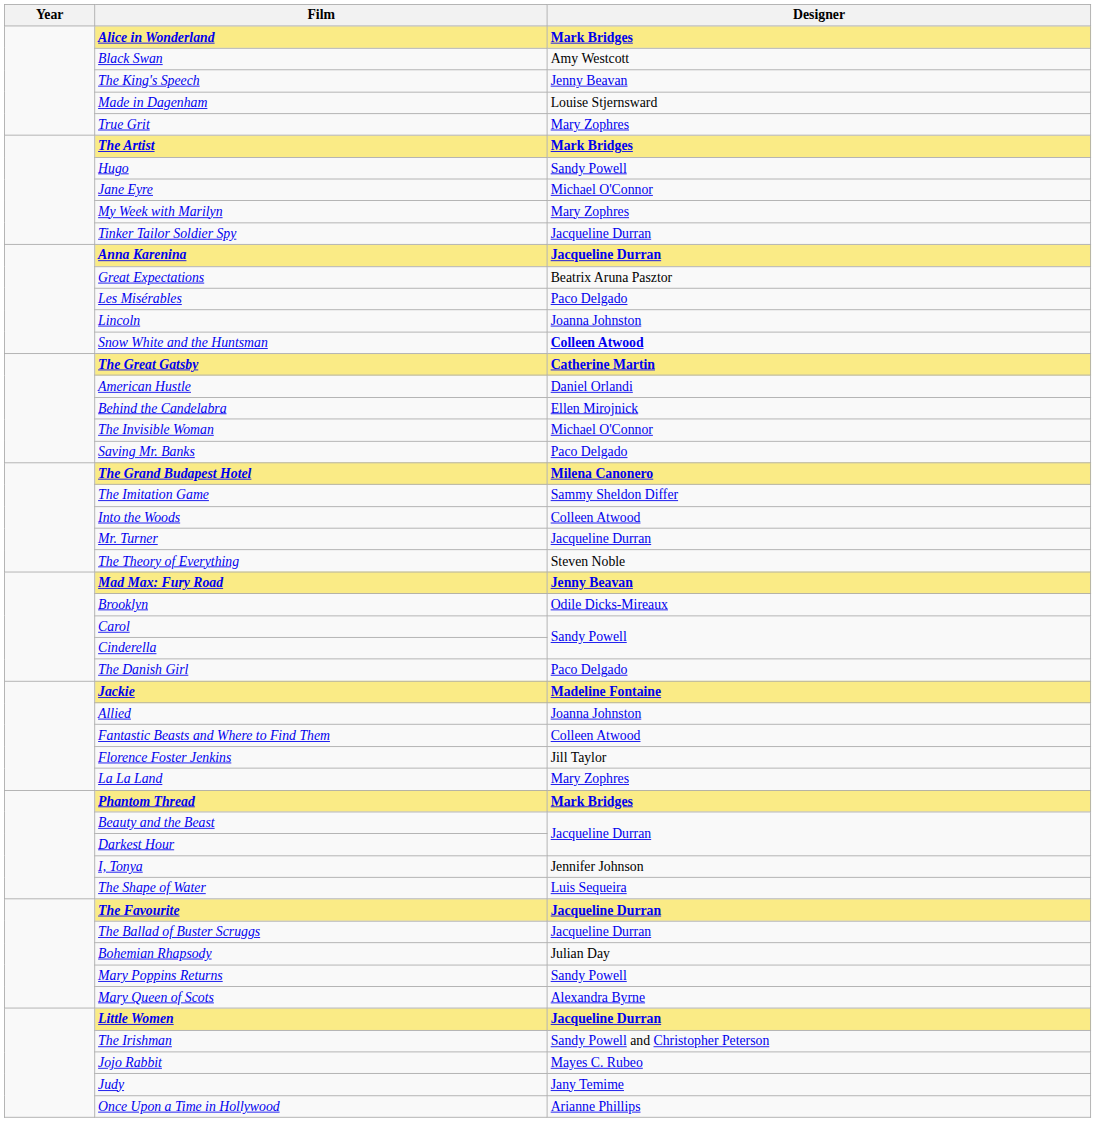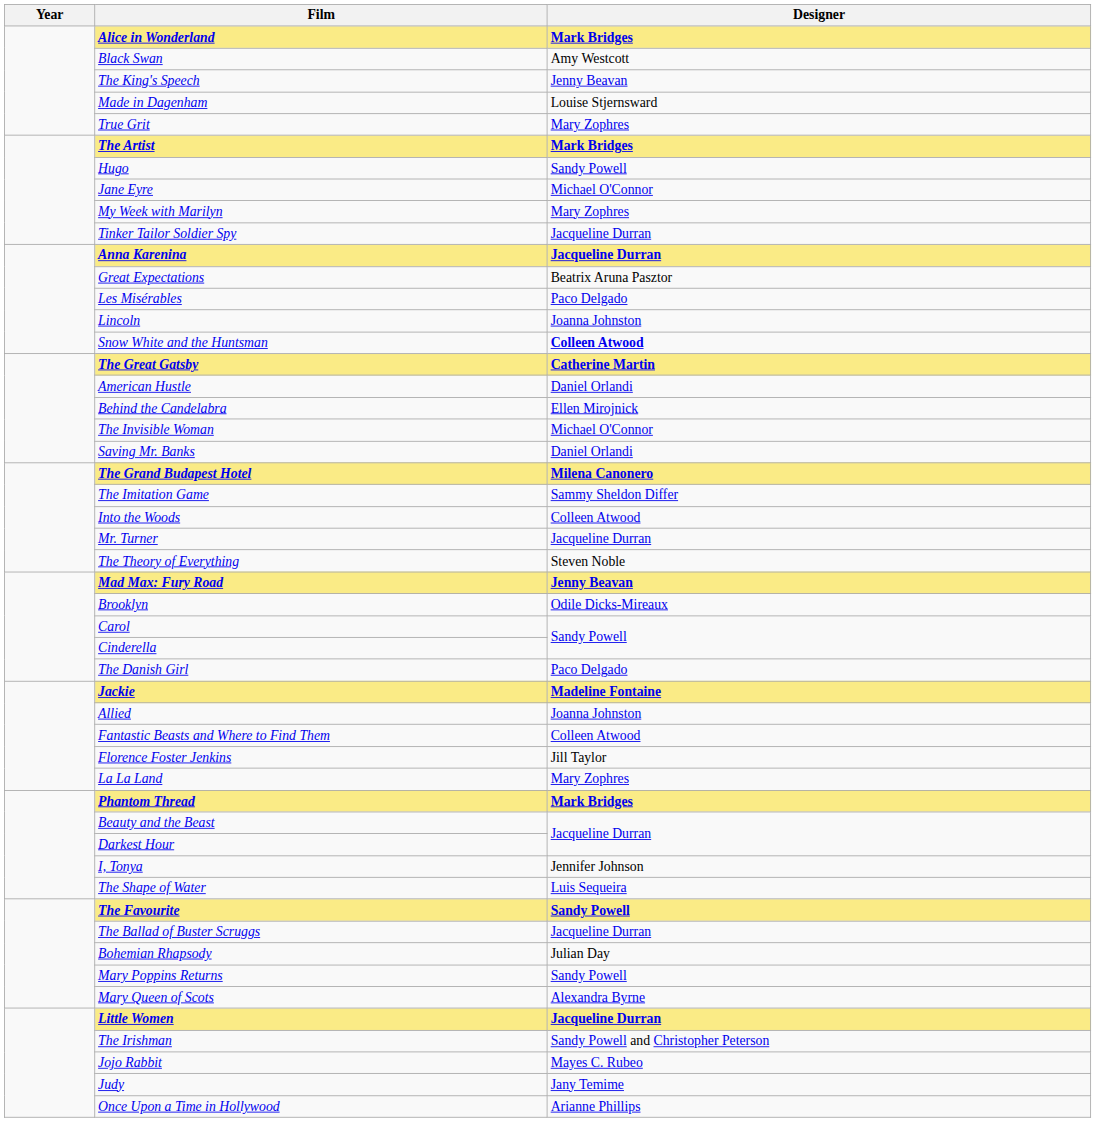(589, 451) Paco Delgado -> (592, 451) Daniel Orlandi
(606, 910) Jacqueline Durran -> (590, 910) Sandy Powell
